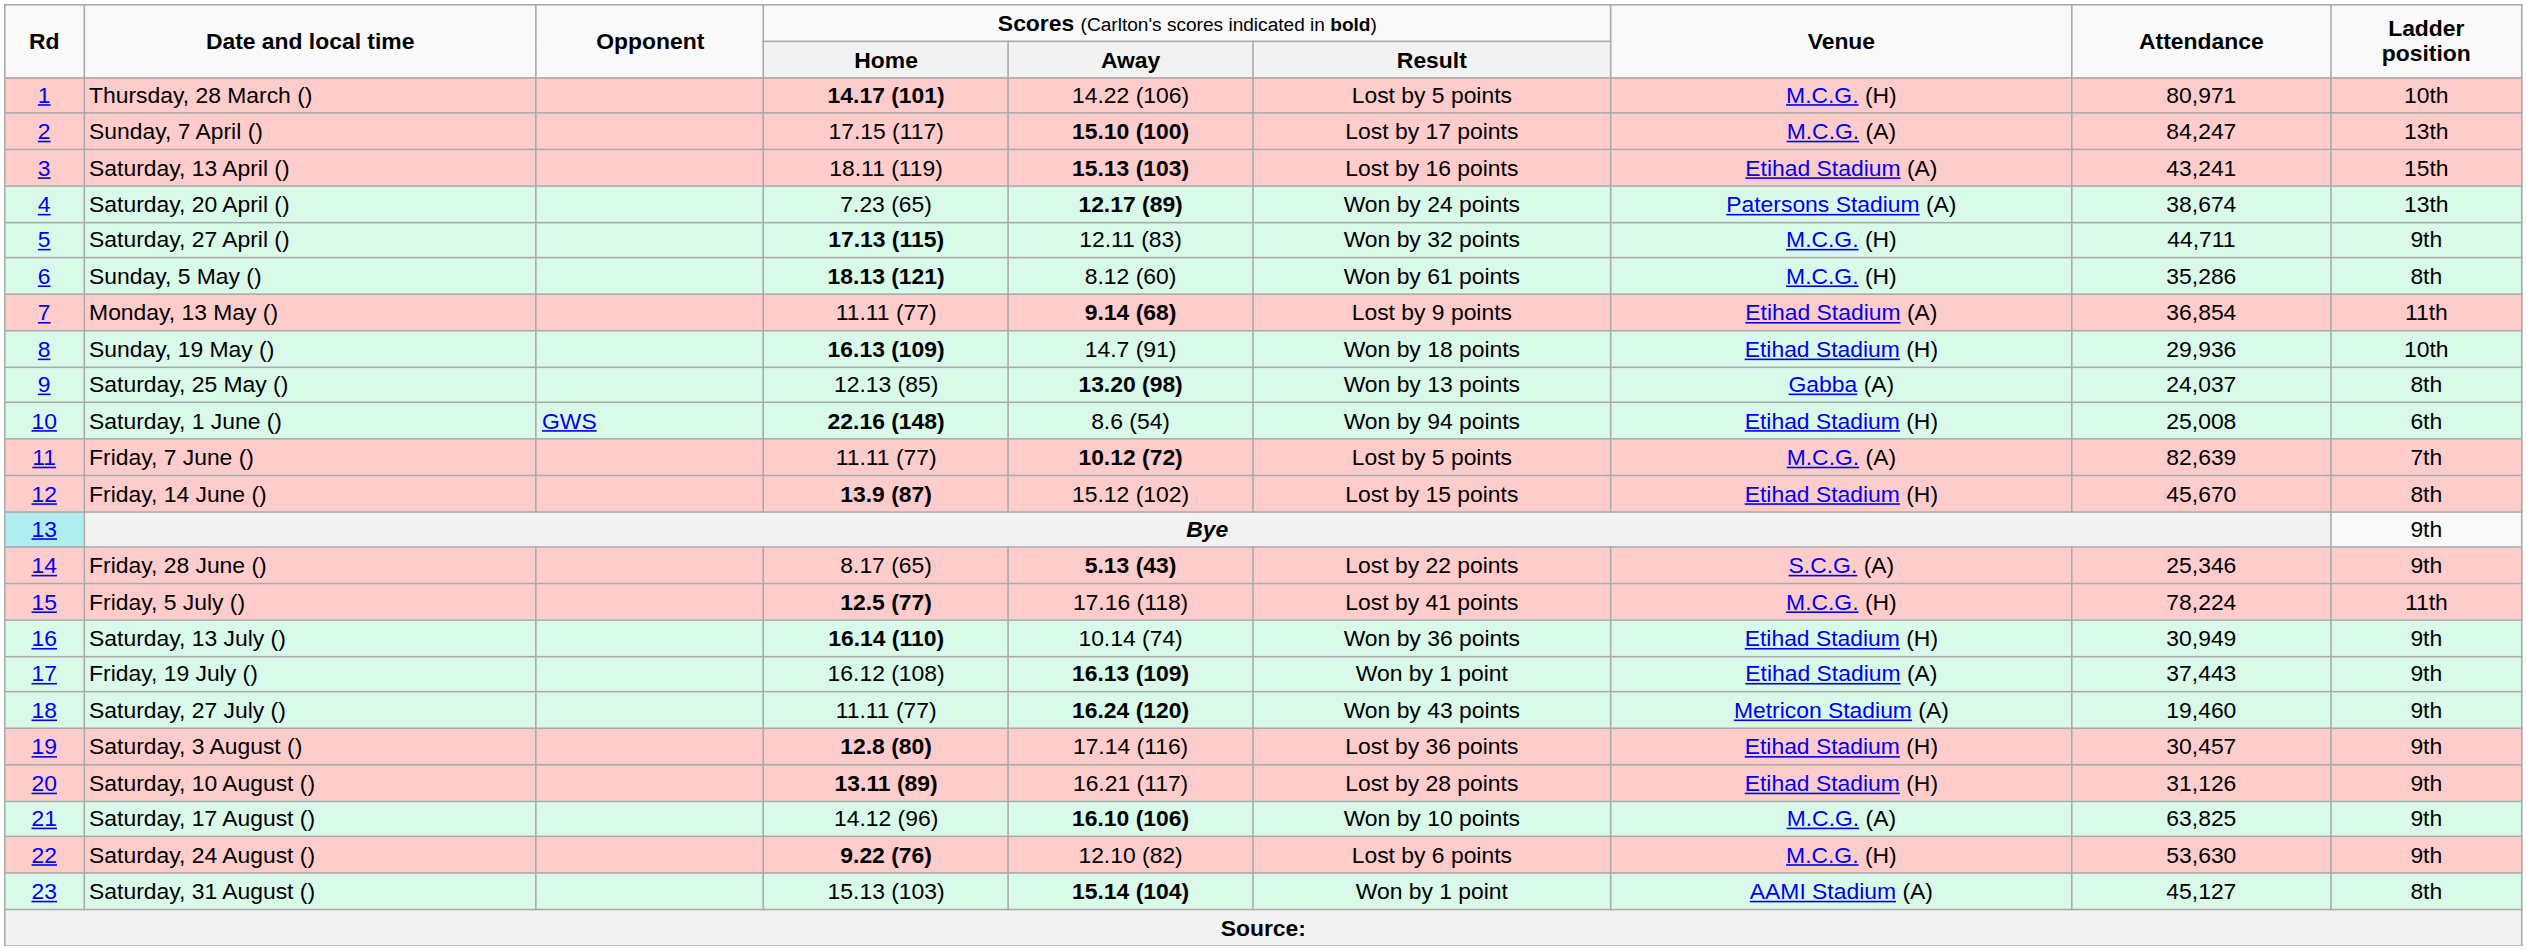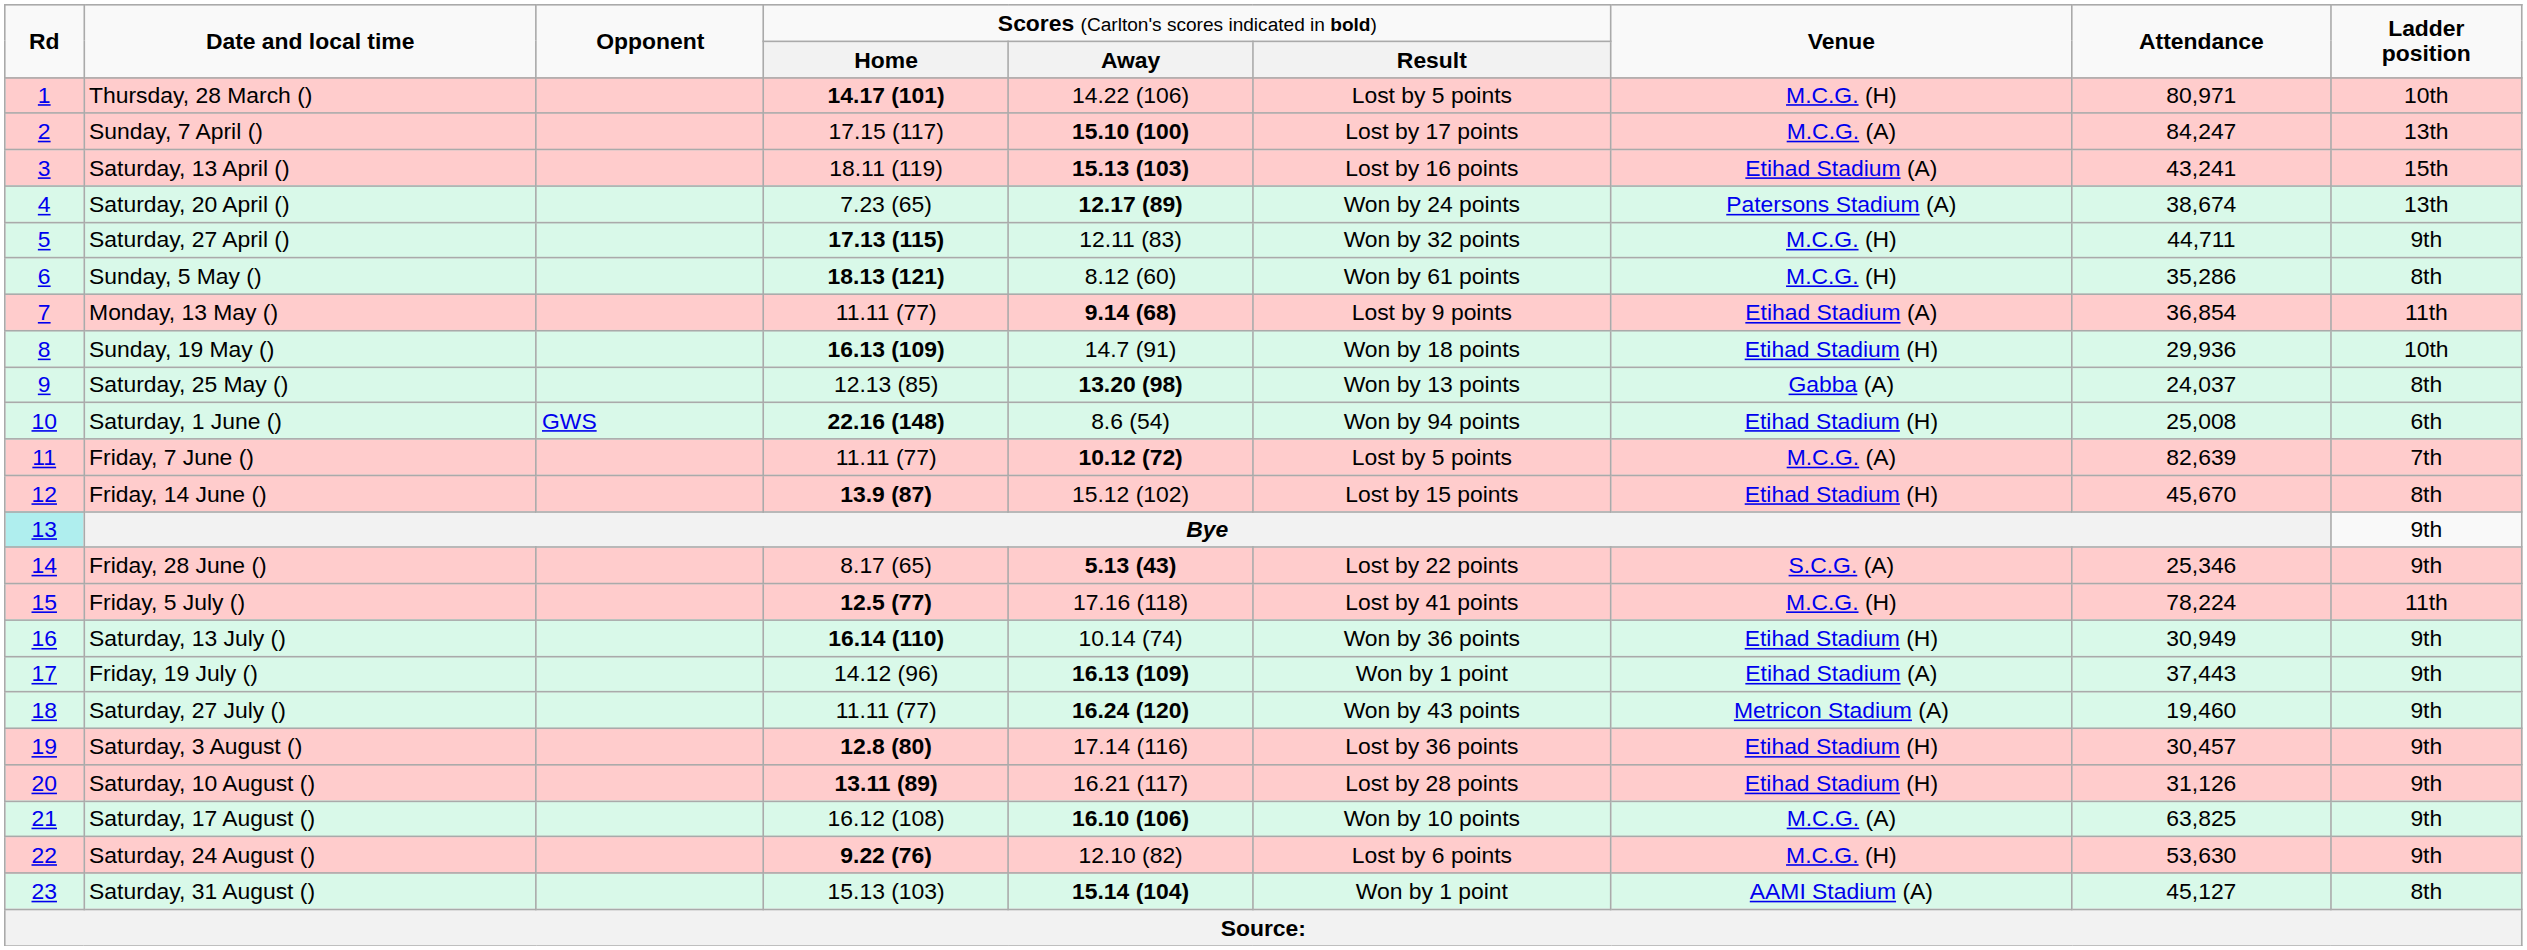(886, 674) 16.12 (108) -> (886, 674) 14.12 (96)
(886, 819) 14.12 (96) -> (886, 819) 16.12 (108)
